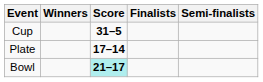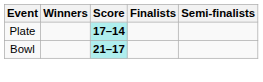- row: (22, 31)
(109, 49) no background -> (109, 31) paleturquoise background
